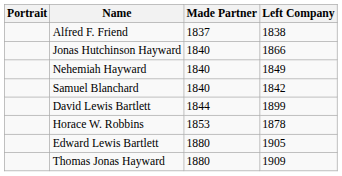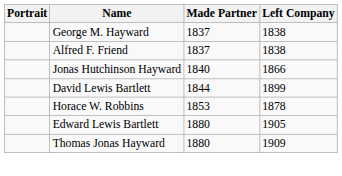+ row: (101, 32)
- row: (100, 69)
- row: (96, 87)
